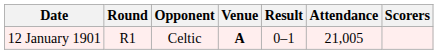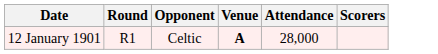- column: (284, 15)
(344, 37) 21,005 -> (299, 37) 28,000
